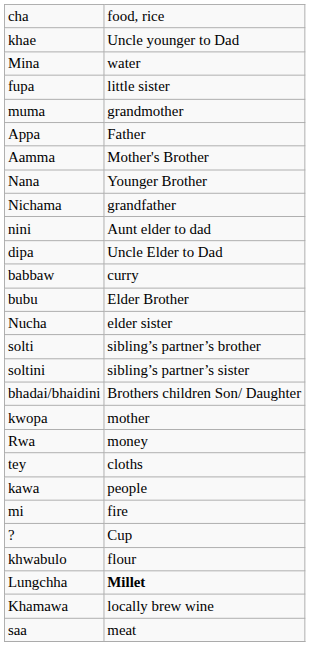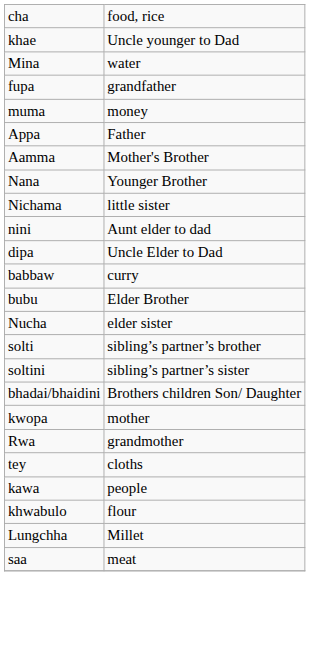(139, 87) little sister -> (142, 87) grandfather
(145, 110) grandmother -> (128, 110) money
(142, 205) grandfather -> (139, 205) little sister
(128, 441) money -> (145, 441) grandmother
- row: (16, 511)
- row: (11, 535)
(126, 582) bold -> (126, 535) normal
- row: (38, 606)
